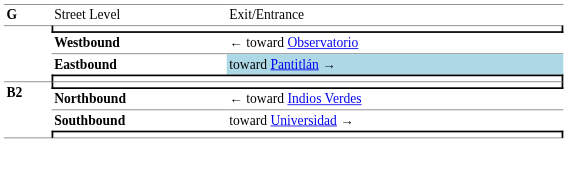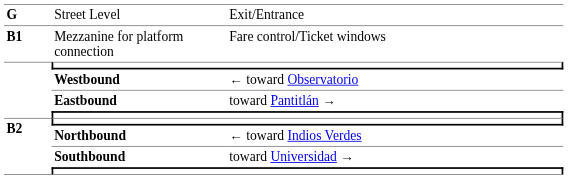+ row: (14, 36)
(283, 64) lightblue background -> (283, 100) no background
